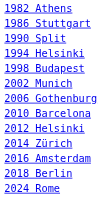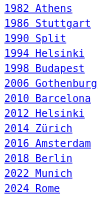- row: (38, 83)
+ row: (38, 173)
